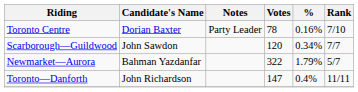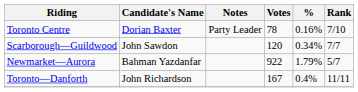(274, 62) 322 -> (274, 62) 922
(274, 78) 147 -> (274, 78) 167
